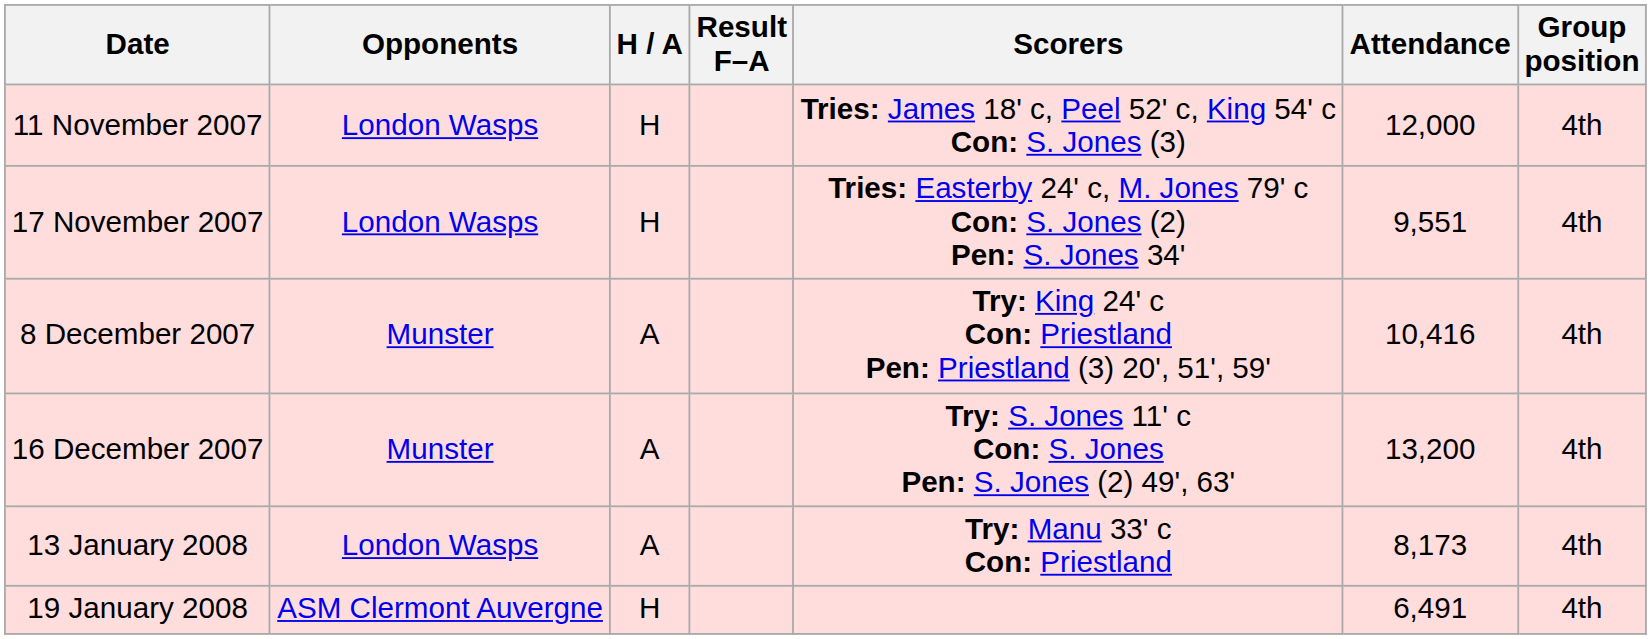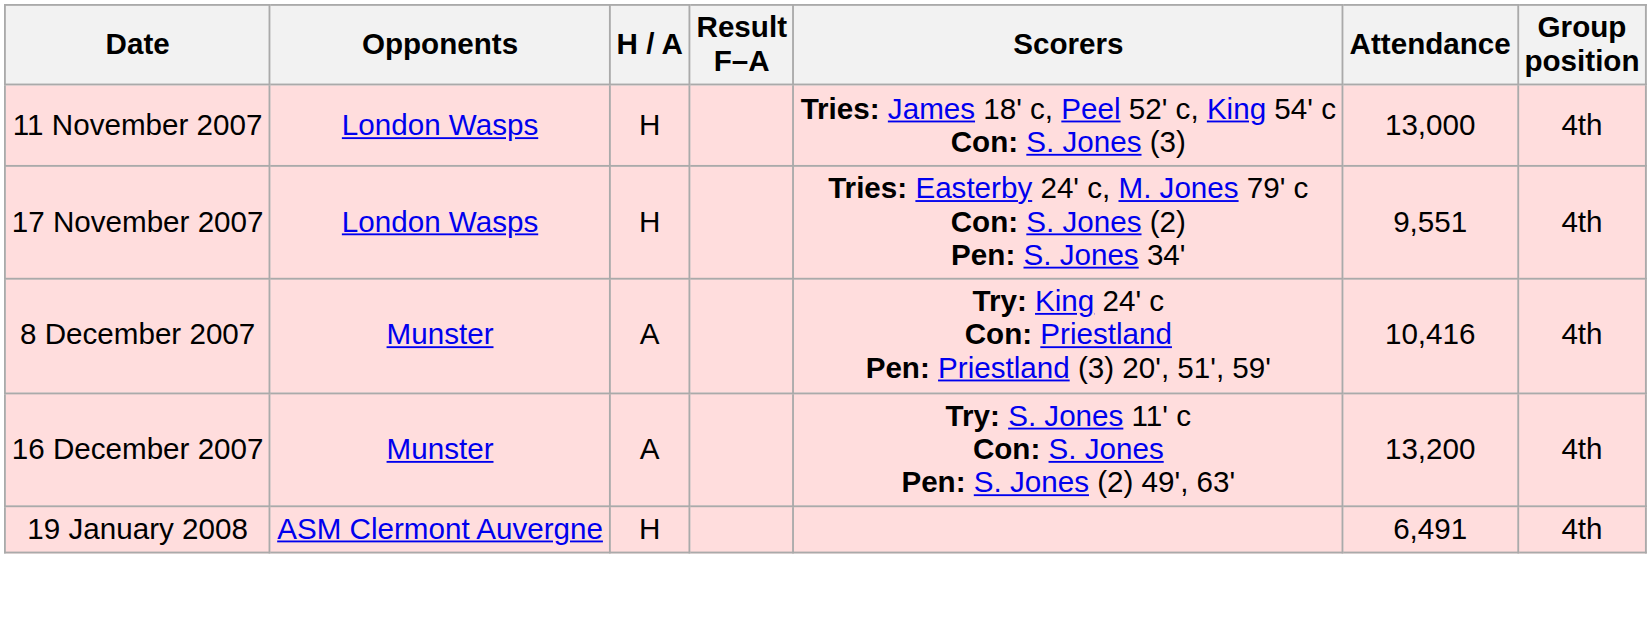(1430, 124) 12,000 -> (1430, 124) 13,000
- row: (138, 545)
